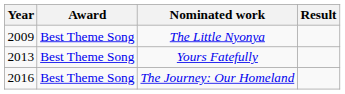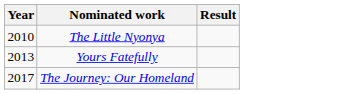- column: (87, 15)
(21, 36) 2009 -> (21, 36) 2010
(21, 78) 2016 -> (21, 78) 2017
